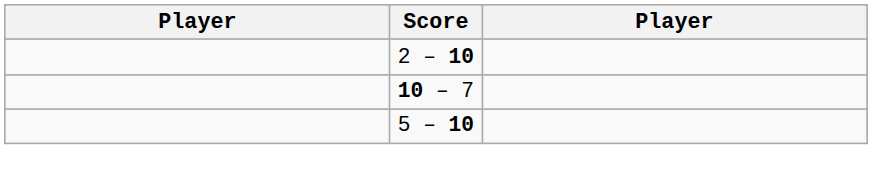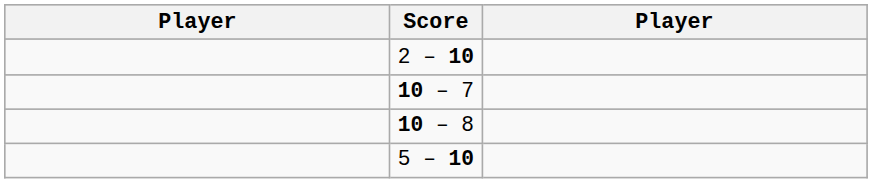+ row: (436, 126)
